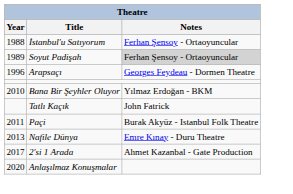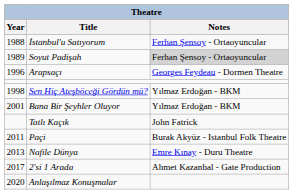+ row: (88, 91)
(16, 91) 2010 -> (16, 106) 2001
